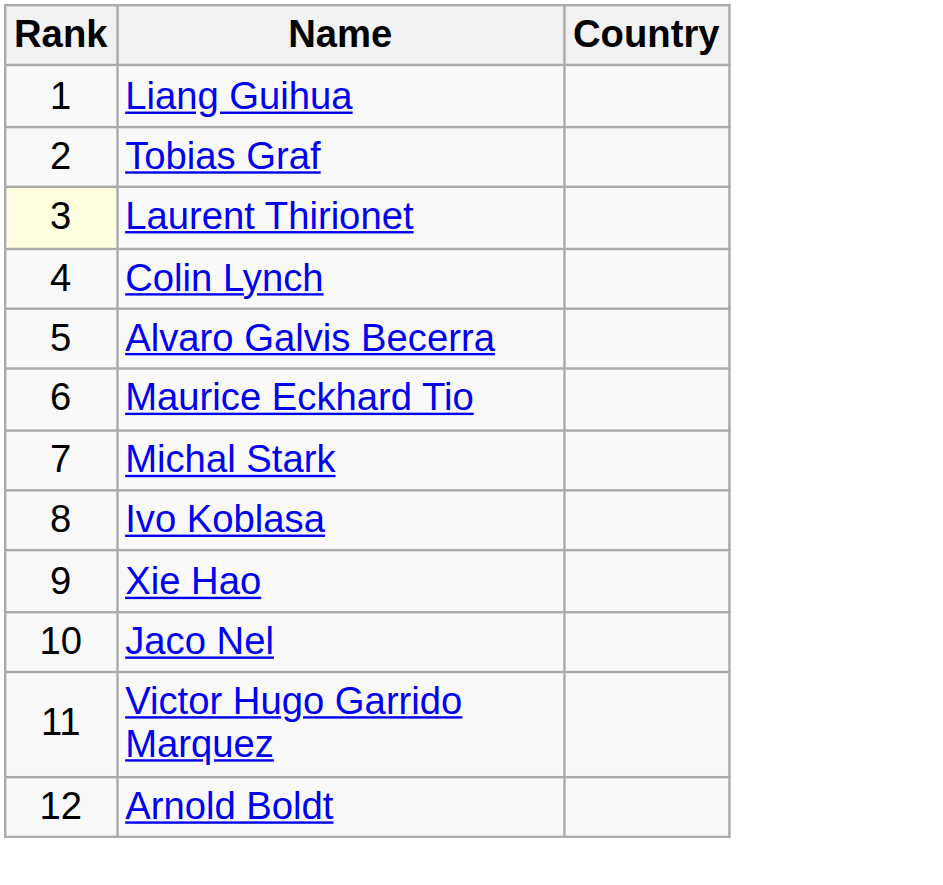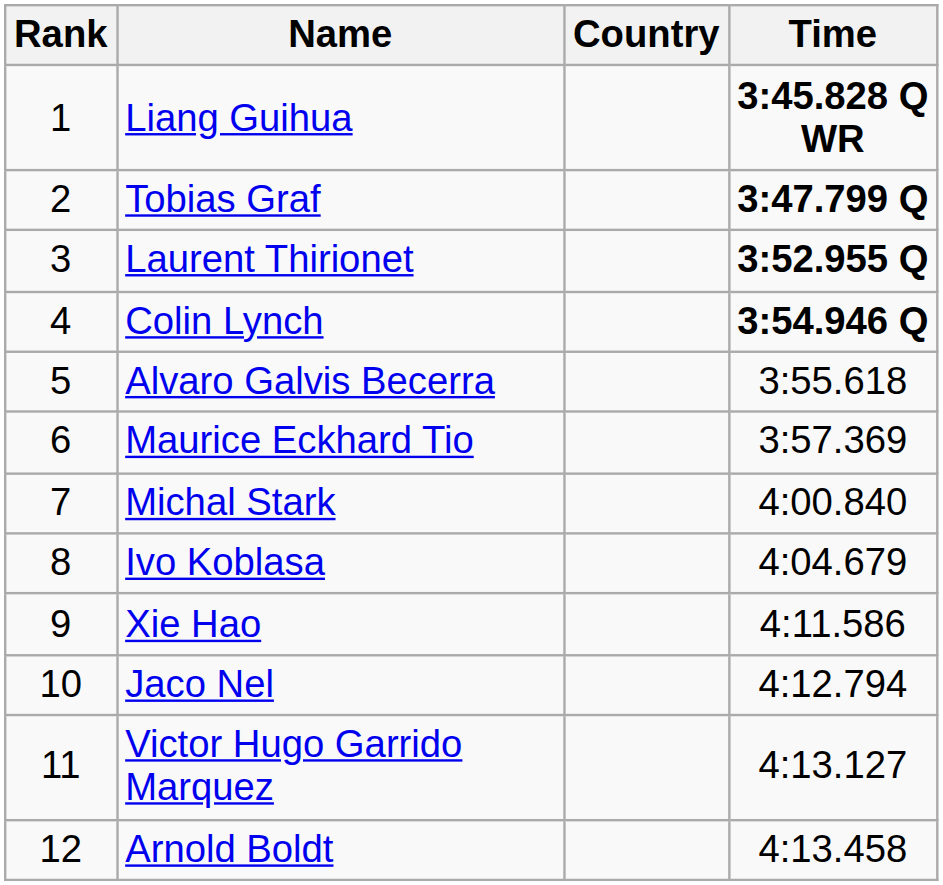+ column: (833, 34)
(61, 216) lightyellow background -> (61, 259) no background
